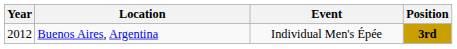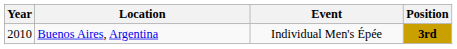(20, 33) 2012 -> (20, 33) 2010
